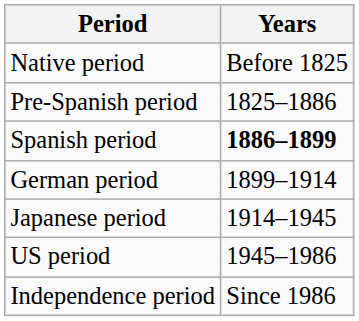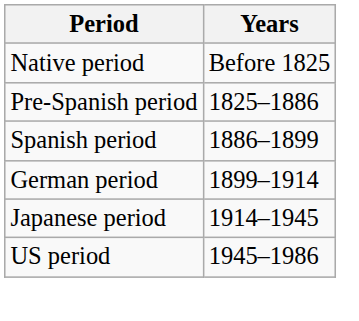(281, 140) bold -> (264, 140) normal
- row: (113, 295)
